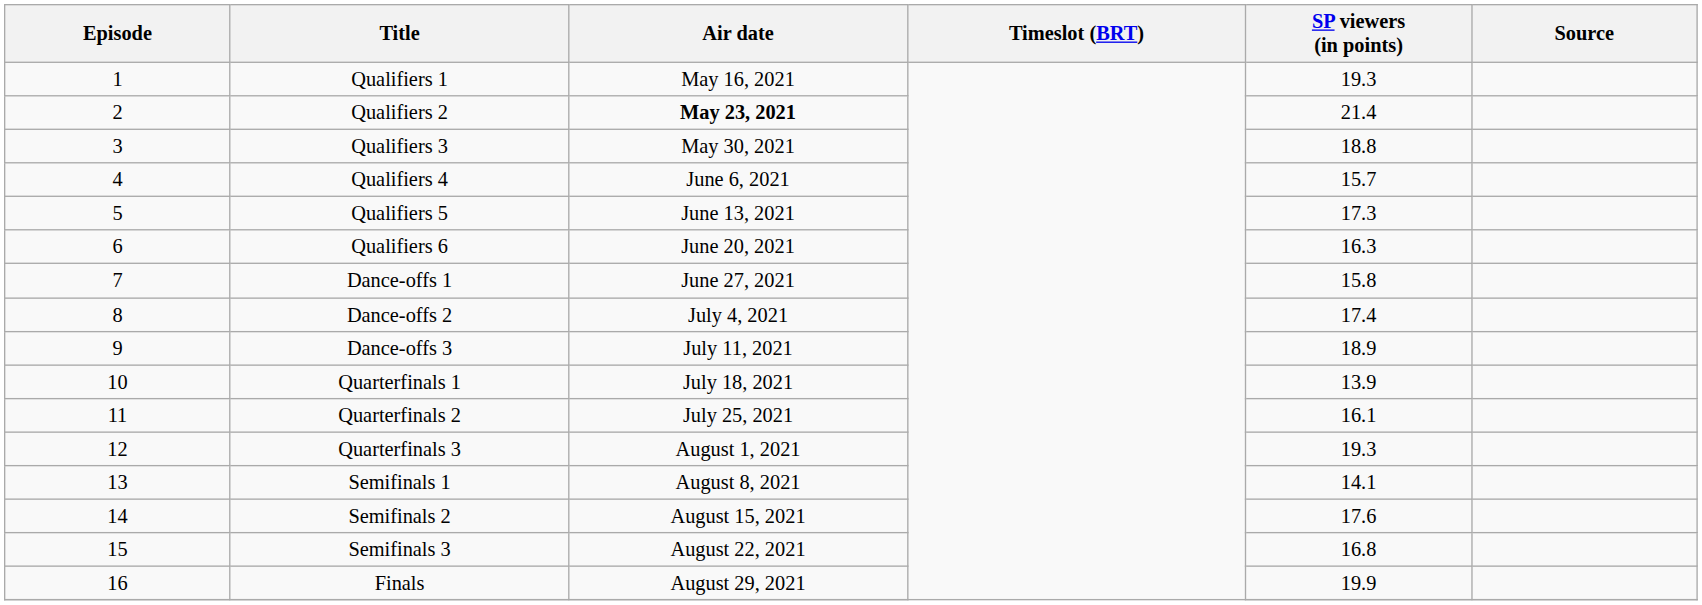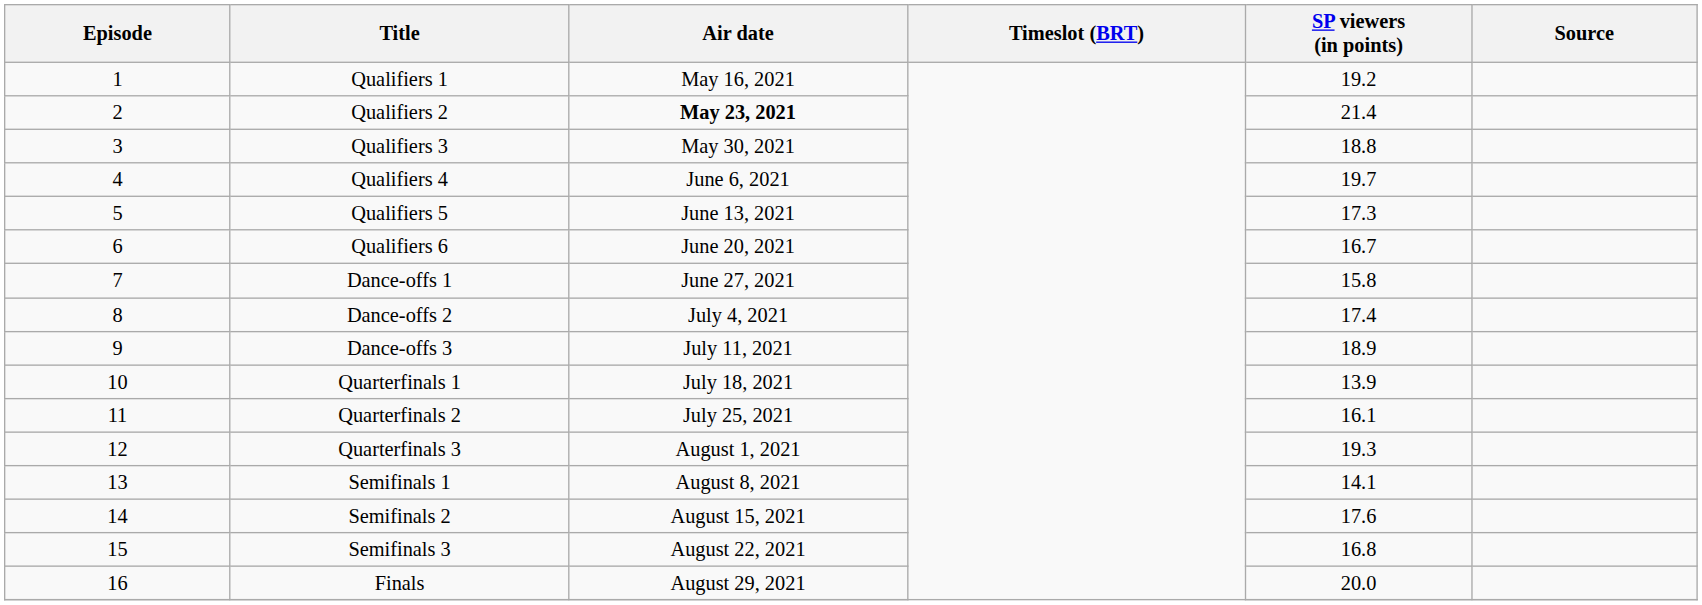(1359, 79) 19.3 -> (1359, 79) 19.2
(1359, 179) 15.7 -> (1359, 179) 19.7
(1359, 247) 16.3 -> (1359, 247) 16.7
(1359, 582) 19.9 -> (1359, 582) 20.0
